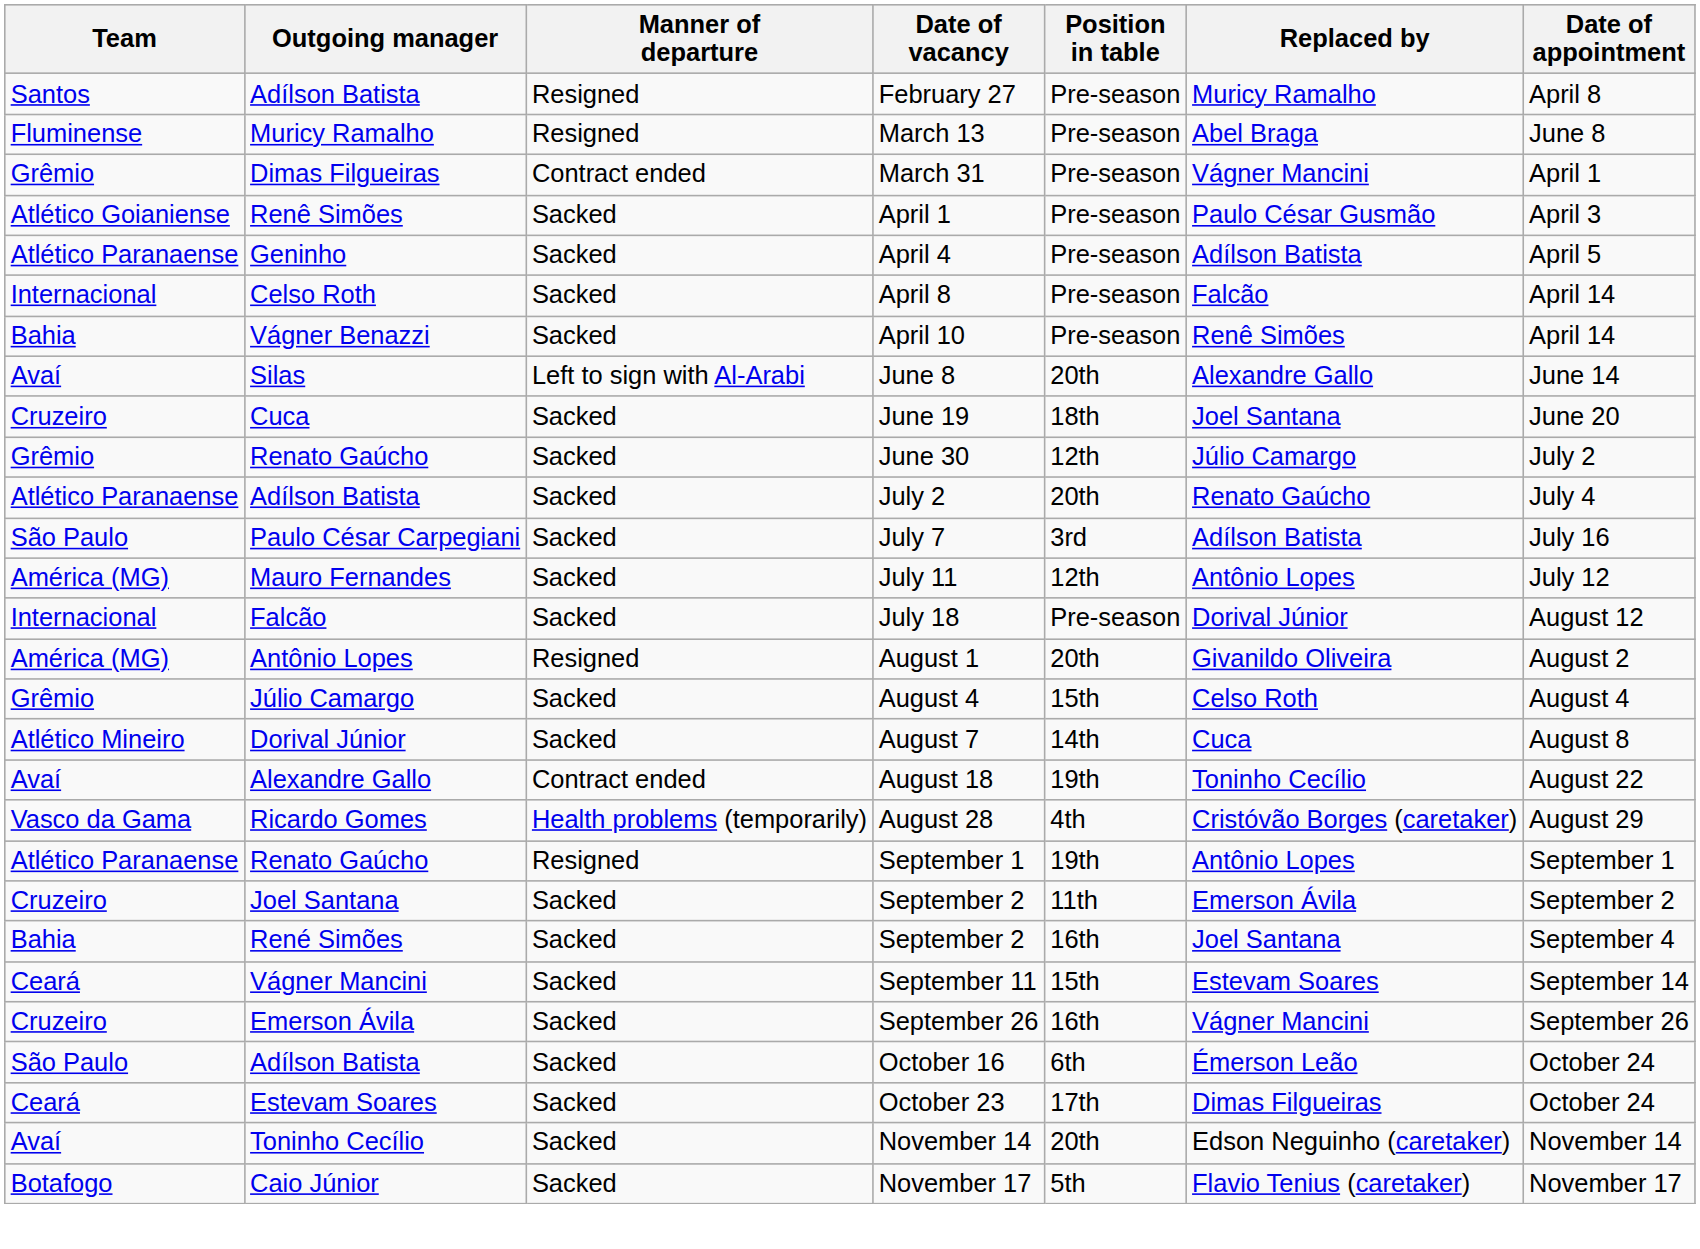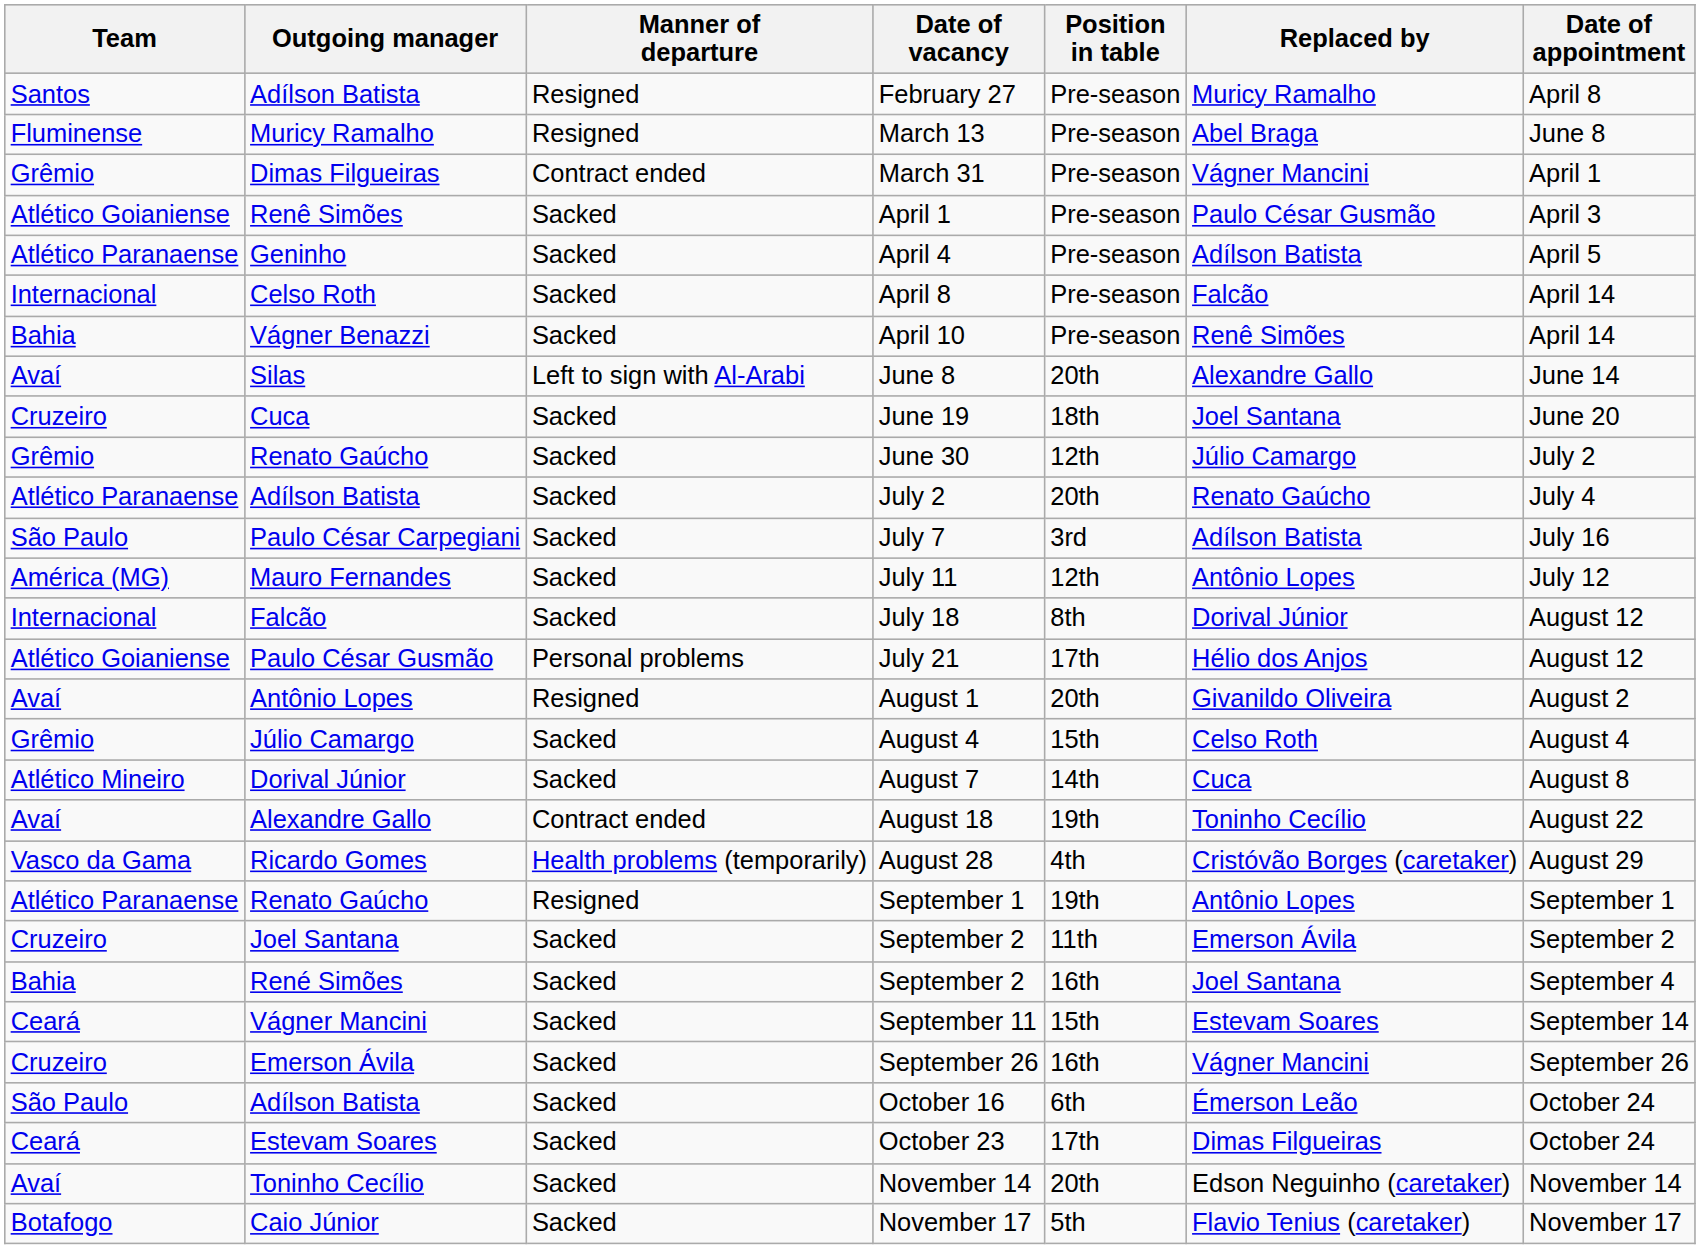(1115, 618) Pre-season -> (1068, 618) 8th
+ row: (372, 658)
(90, 658) América (MG) -> (36, 698) Avaí
